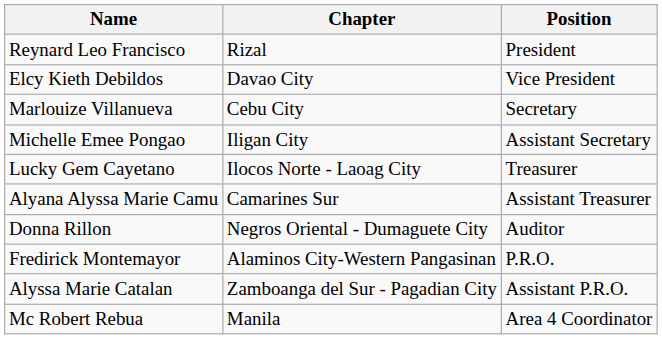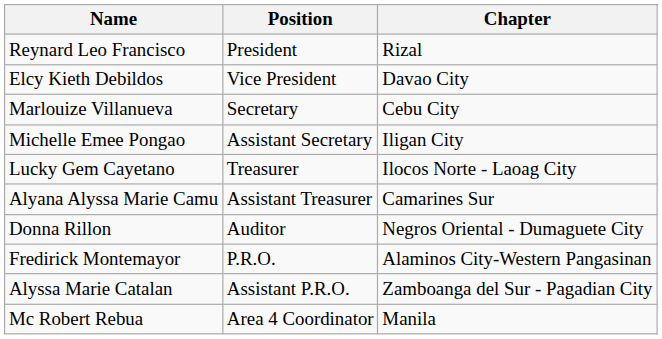columns swapped: (362, 19) <-> (579, 19)
